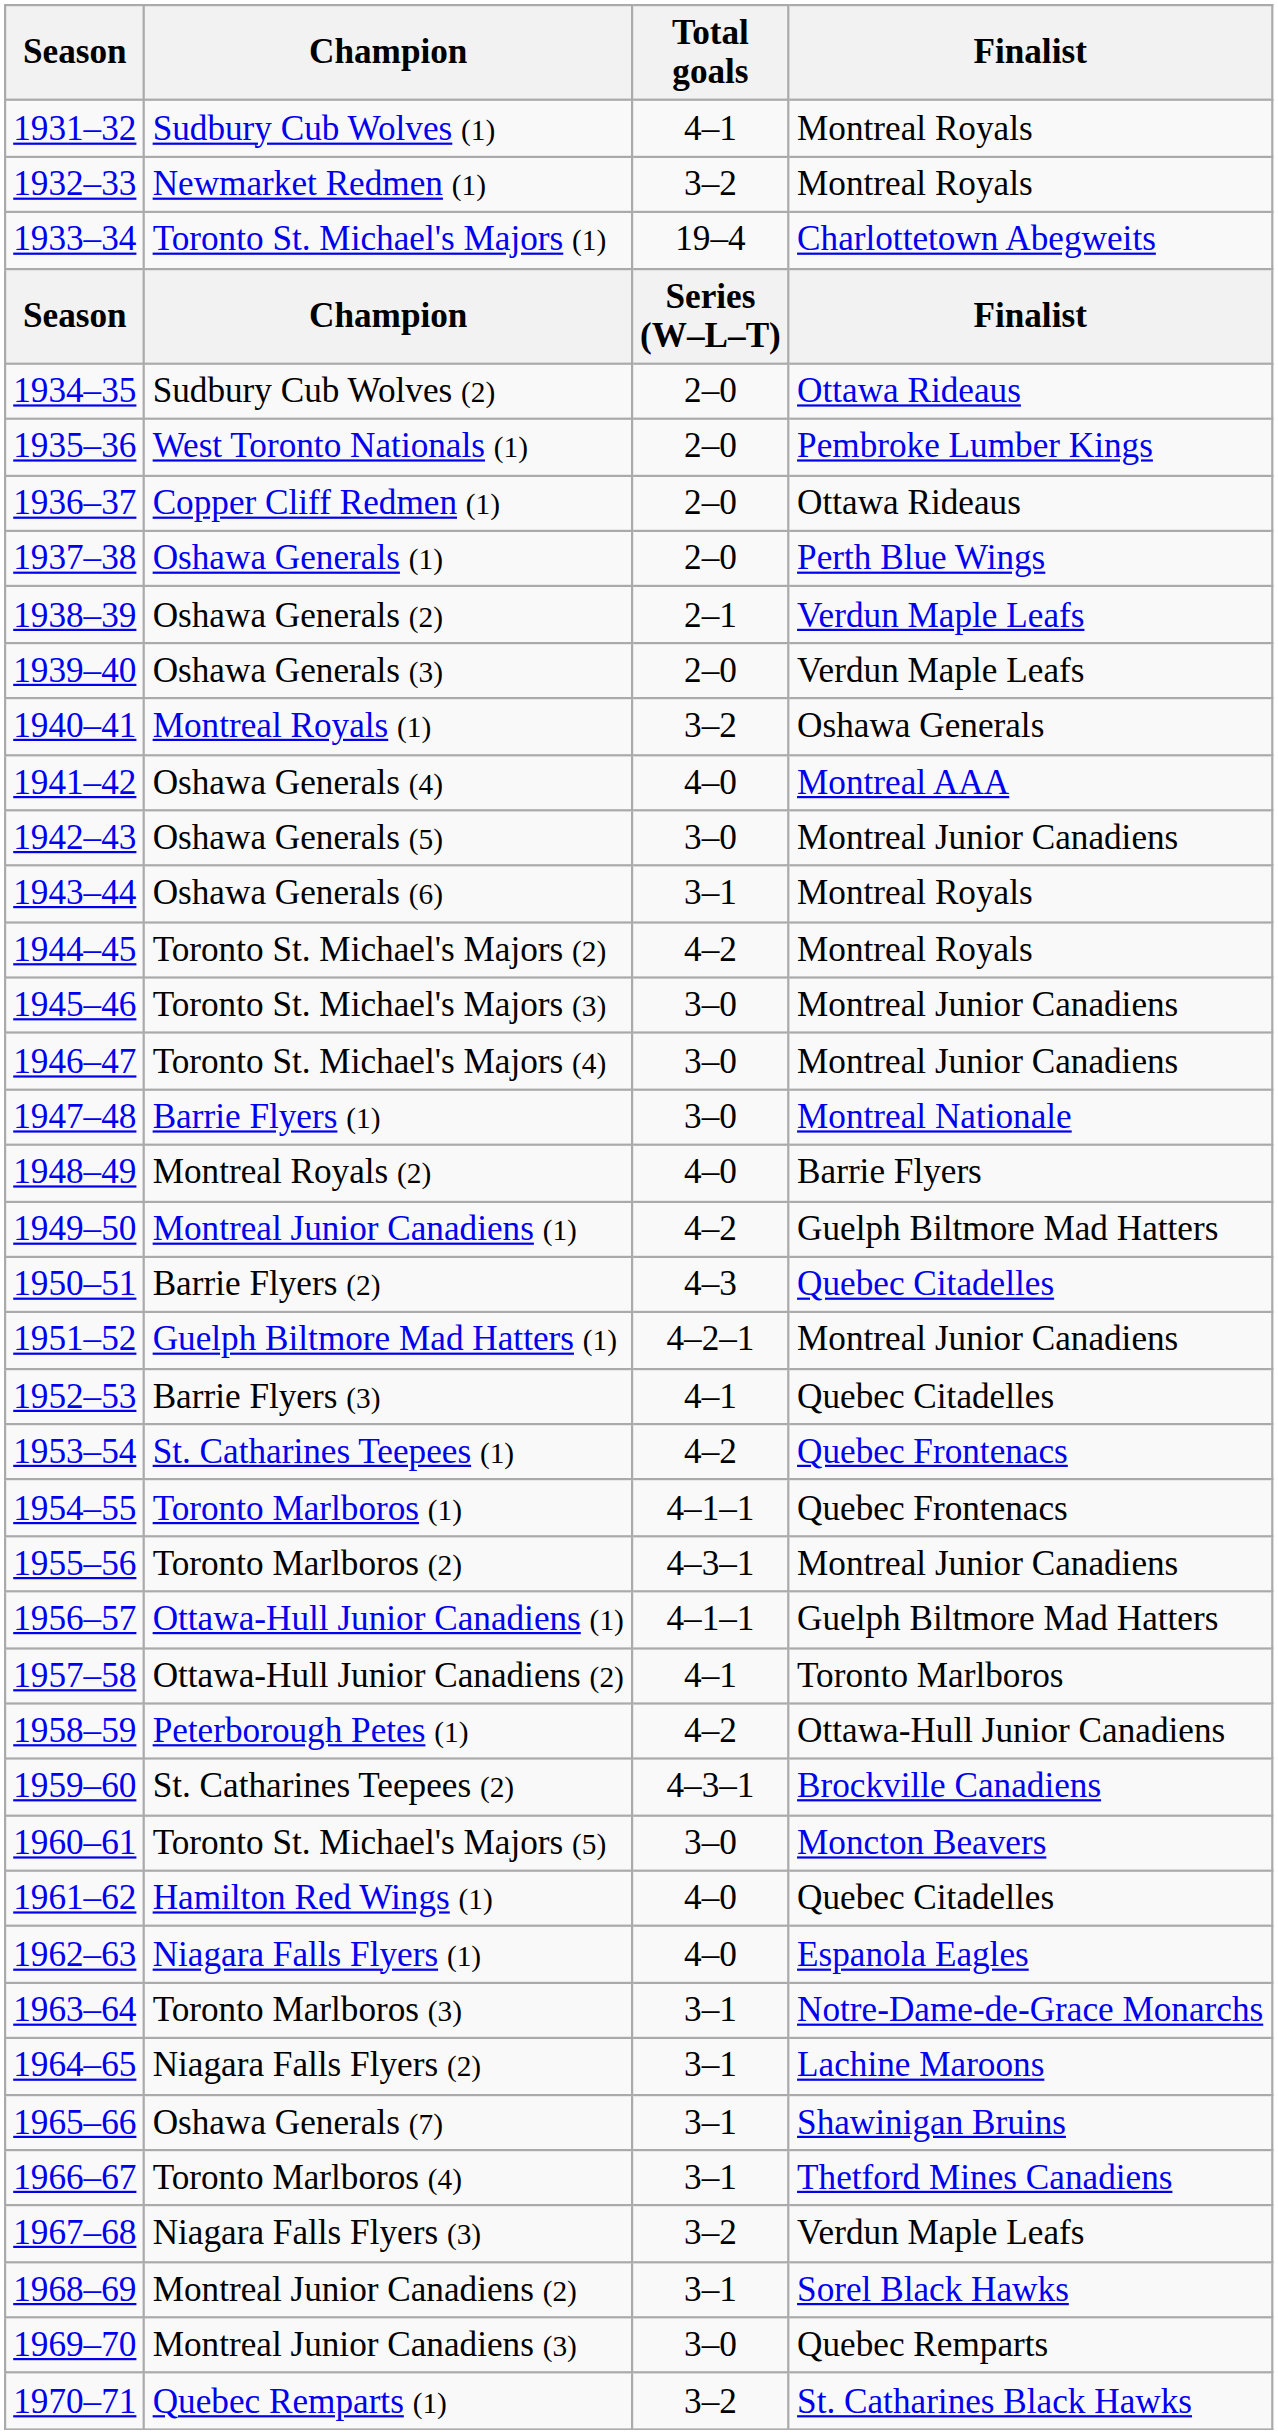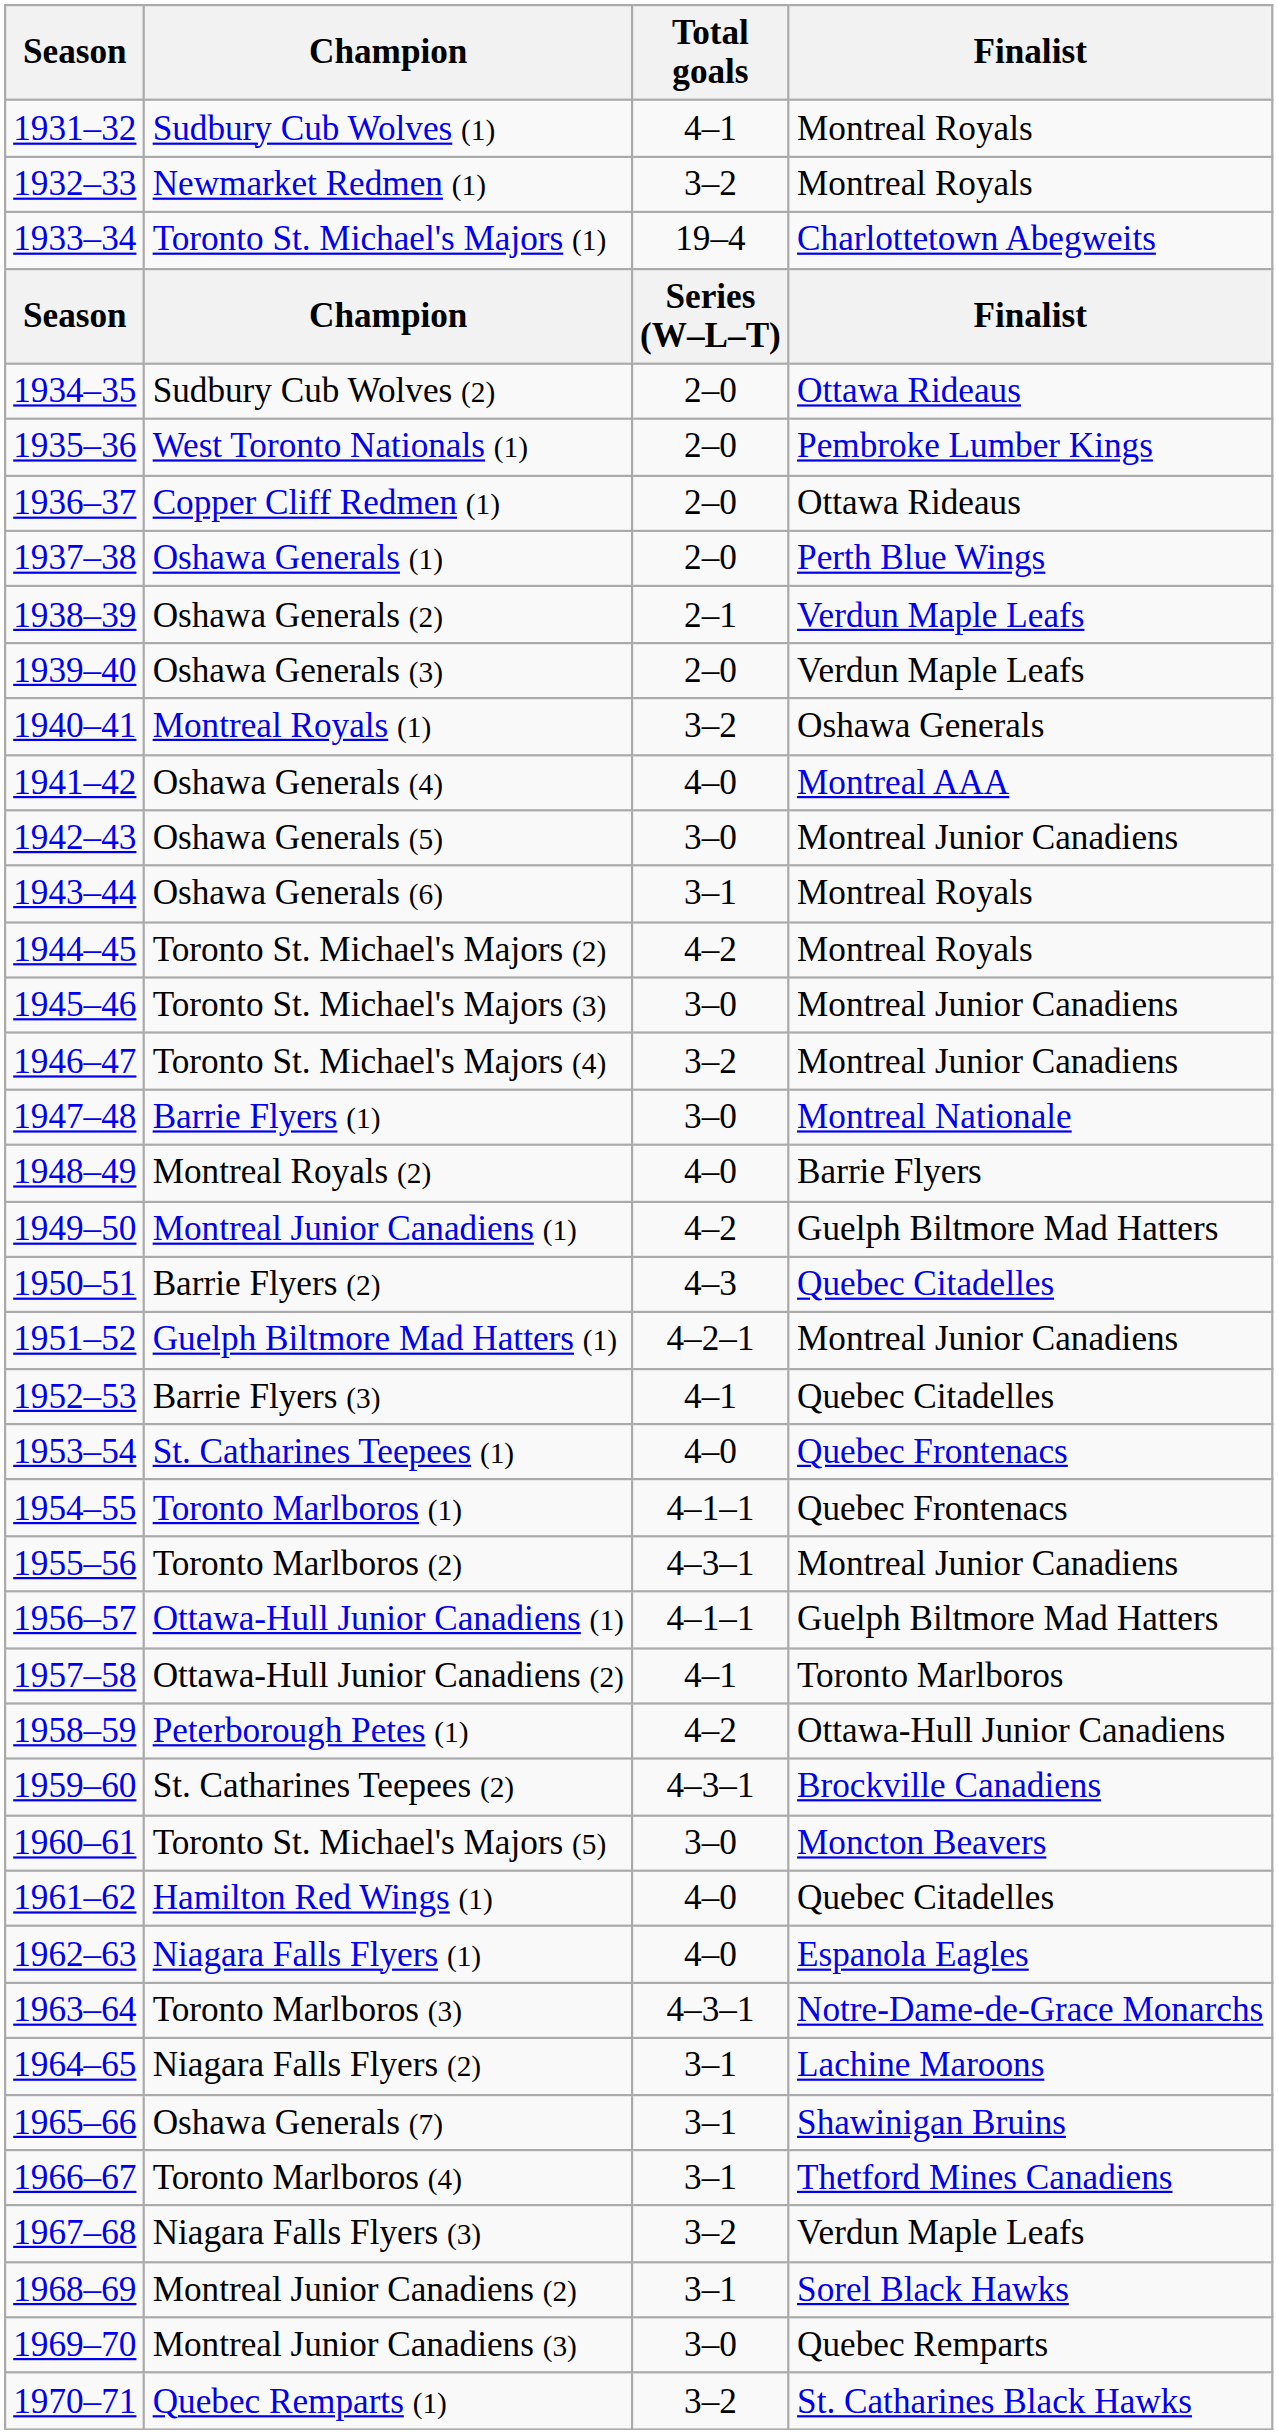(710, 1060) 3–0 -> (710, 1060) 3–2
(710, 1451) 4–2 -> (710, 1451) 4–0
(710, 2009) 3–1 -> (710, 2009) 4–3–1
